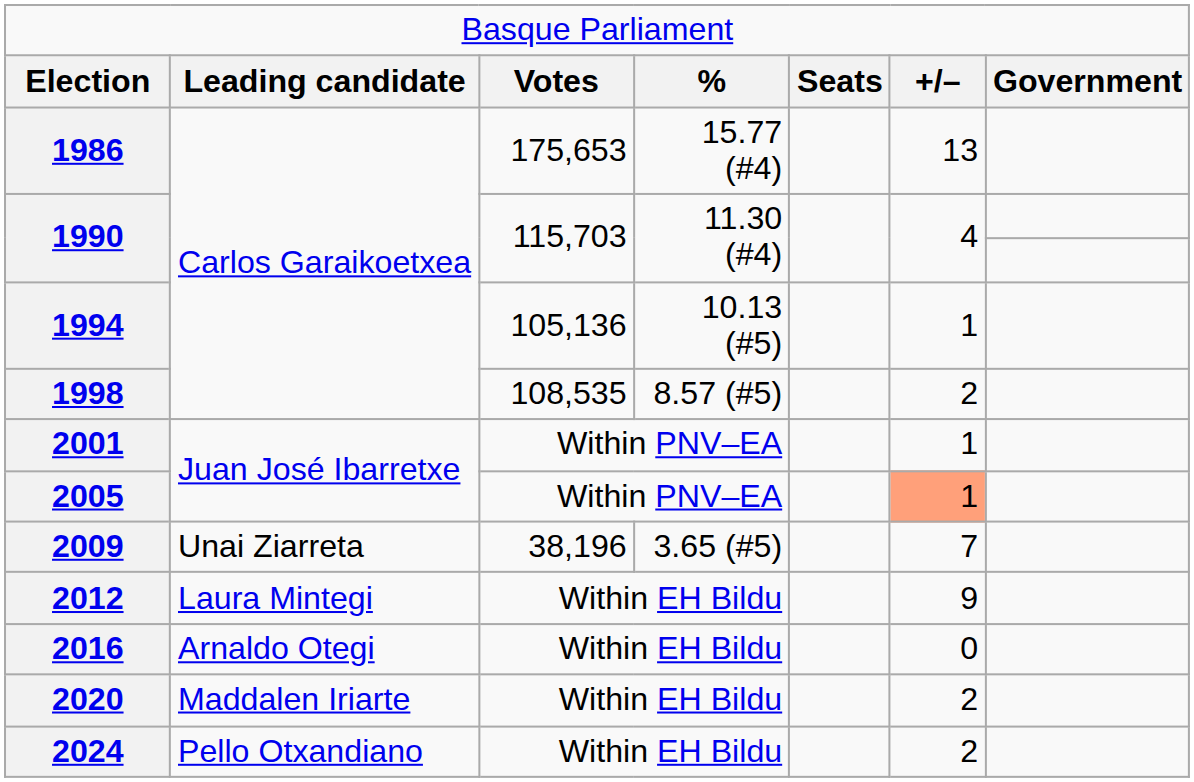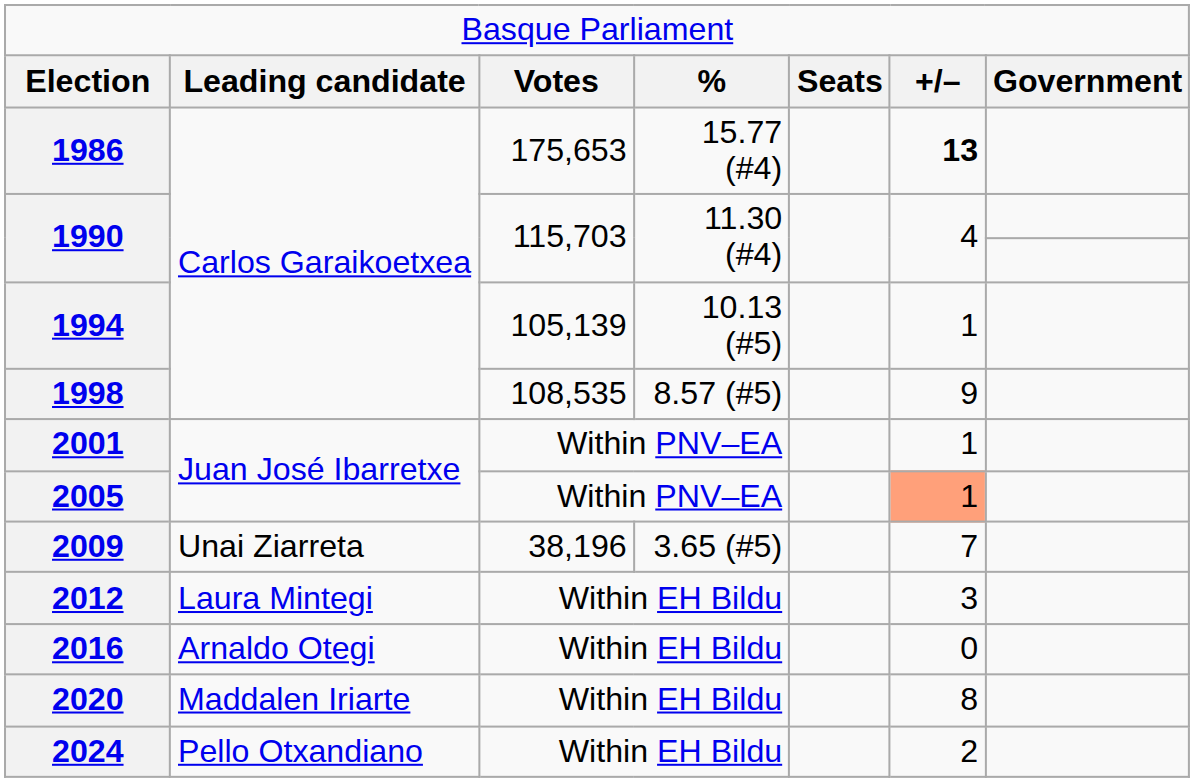(960, 150) normal -> (960, 150) bold
(569, 324) 105,136 -> (569, 324) 105,139
(969, 393) 2 -> (969, 393) 9
(969, 597) 9 -> (969, 597) 3
(969, 699) 2 -> (969, 699) 8
